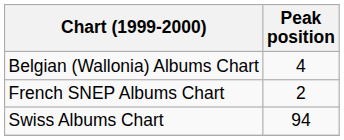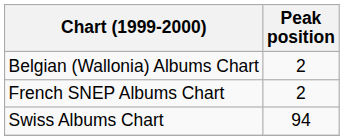(301, 65) 4 -> (301, 65) 2
